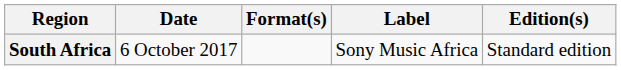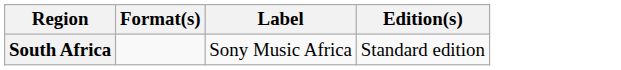- column: (179, 19)
